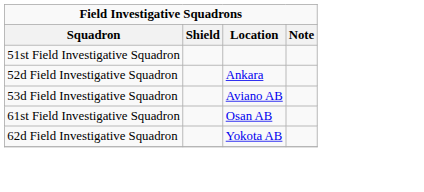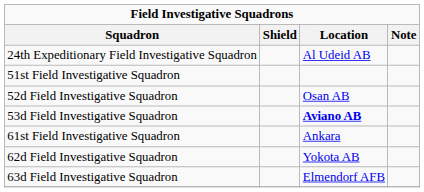+ row: (132, 55)
(245, 75) Ankara -> (326, 95) Osan AB
(254, 95) normal -> (332, 116) bold
(249, 116) Osan AB -> (322, 136) Ankara
+ row: (92, 177)
